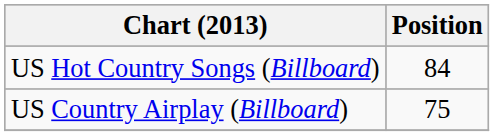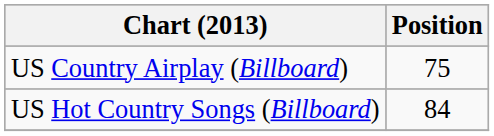rows swapped: (179, 109) <-> (195, 67)
